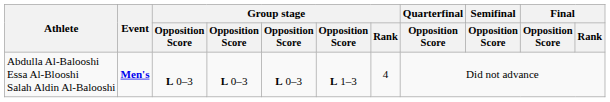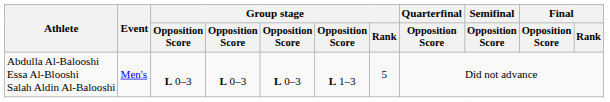(135, 75) bold -> (134, 75) normal
(385, 75) 4 -> (384, 75) 5
